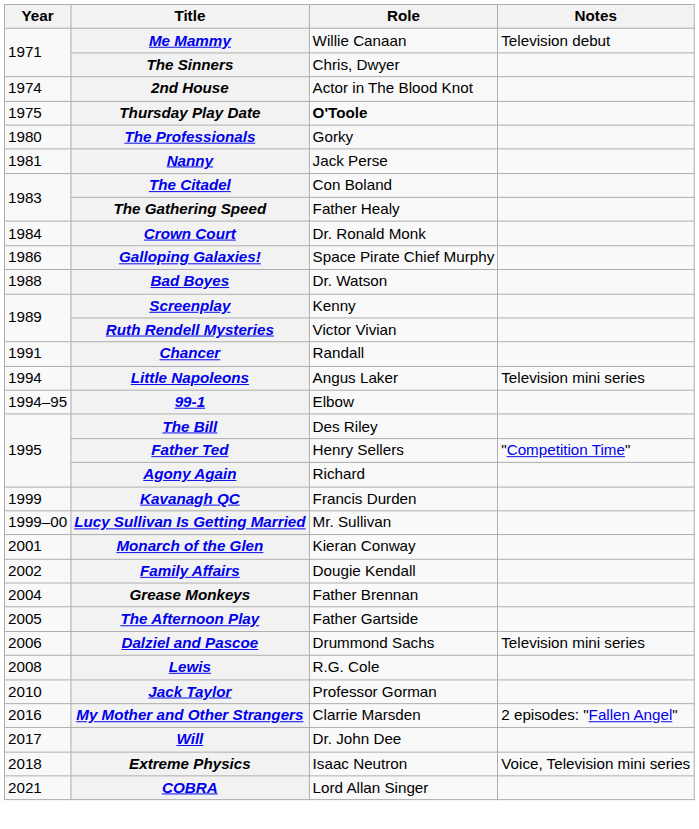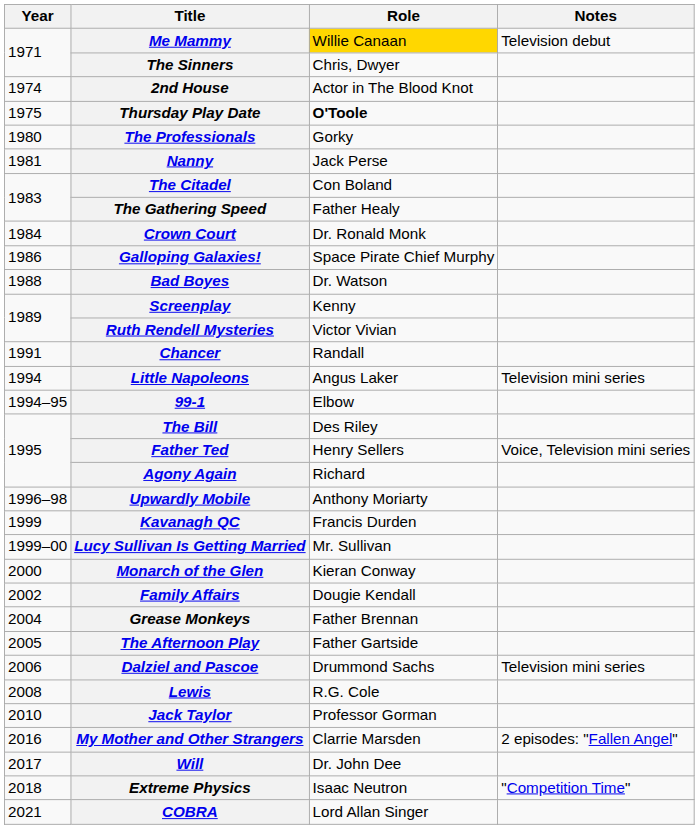(359, 40) no background -> (359, 40) gold background
(566, 450) "Competition Time" -> (596, 450) Voice, Television mini series
+ row: (190, 498)
(25, 546) 2001 -> (25, 570) 2000
(596, 763) Voice, Television mini series -> (566, 787) "Competition Time"
